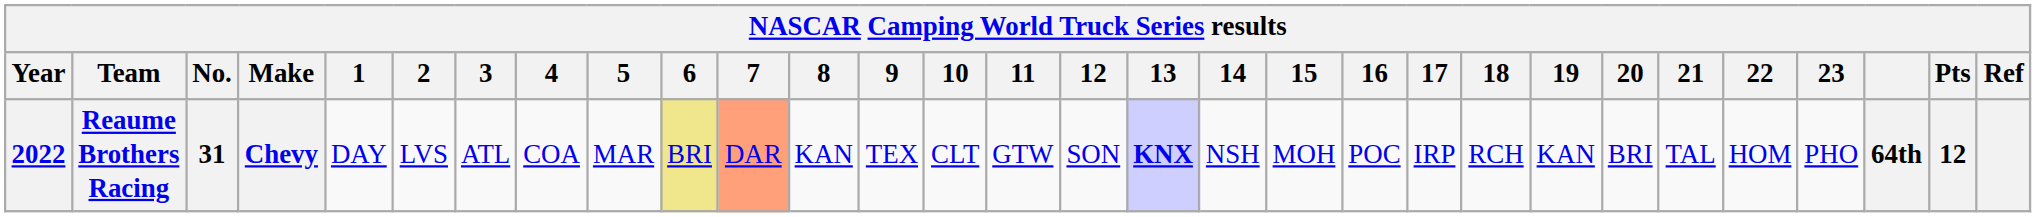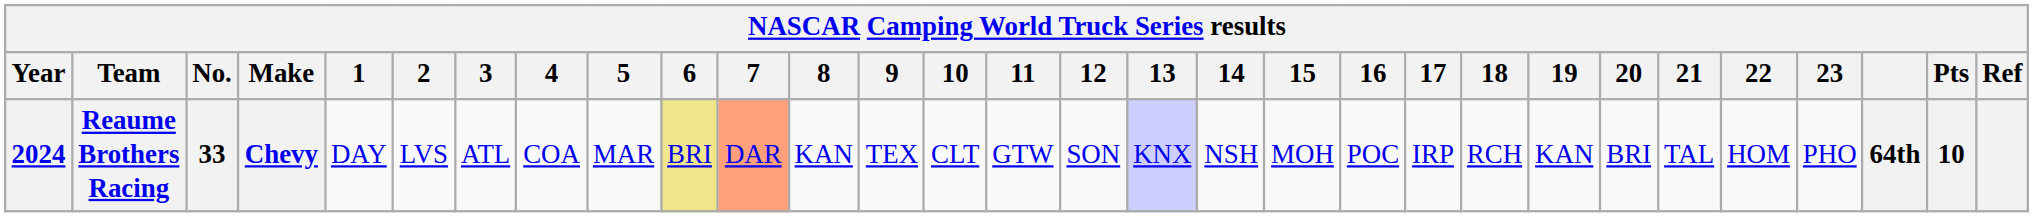(38, 154) 2022 -> (38, 154) 2024
(212, 154) 31 -> (212, 154) 33
(1163, 154) bold -> (1162, 154) normal
(1953, 154) 12 -> (1951, 154) 10
